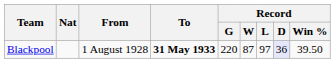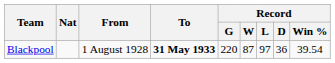(282, 49) lavender background -> (282, 49) no background
(310, 49) 39.50 -> (310, 49) 39.54
